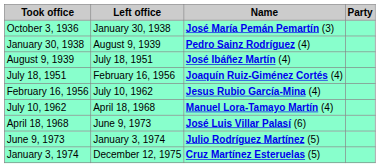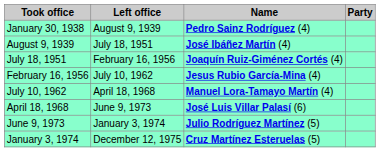- row: (43, 28)
